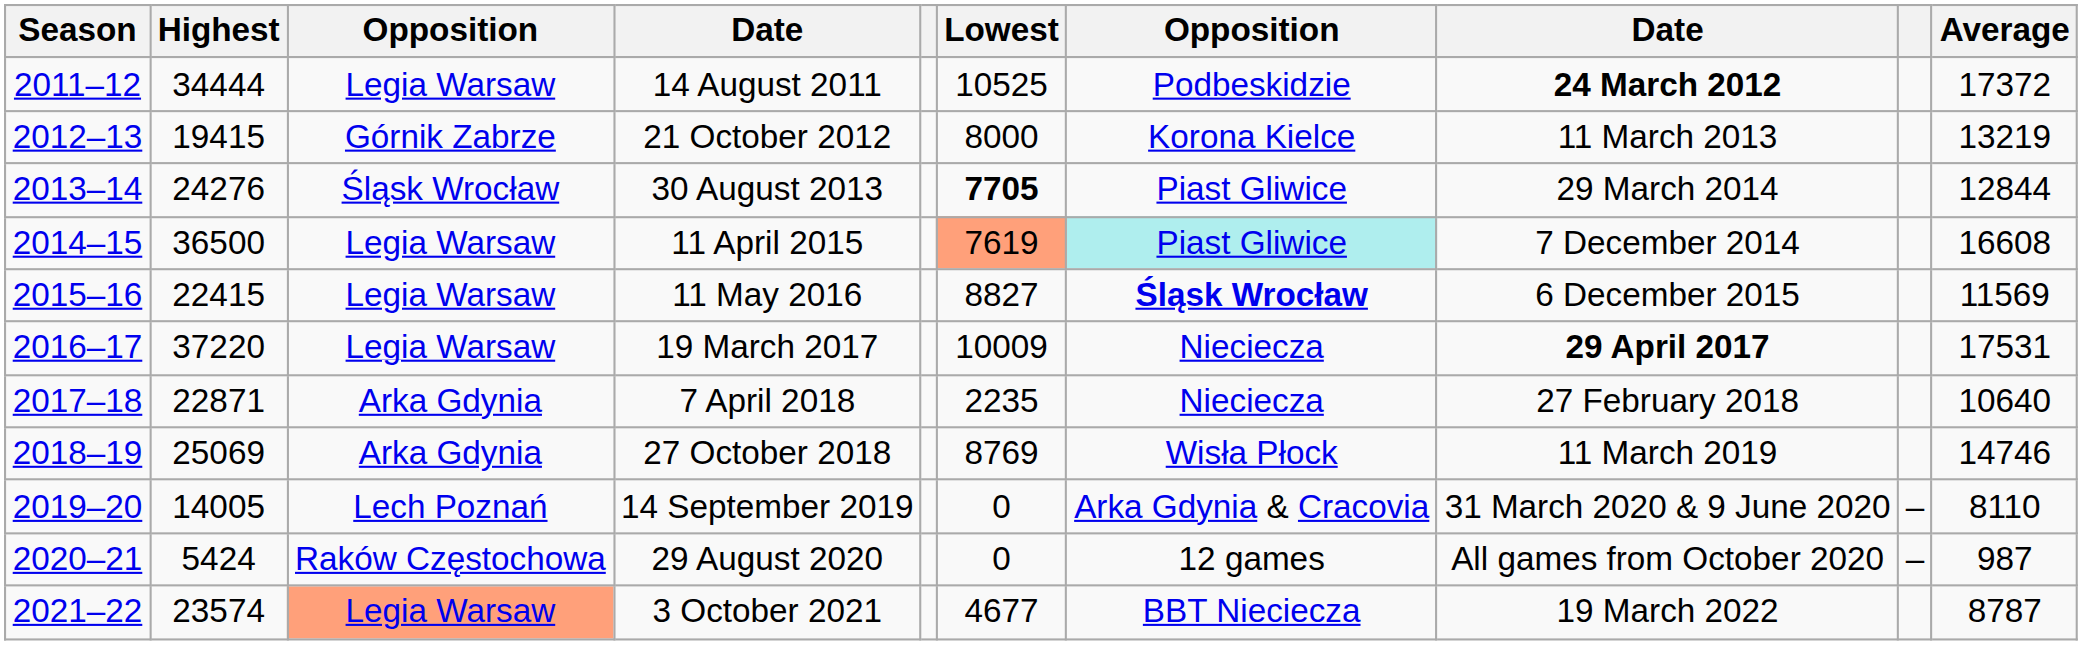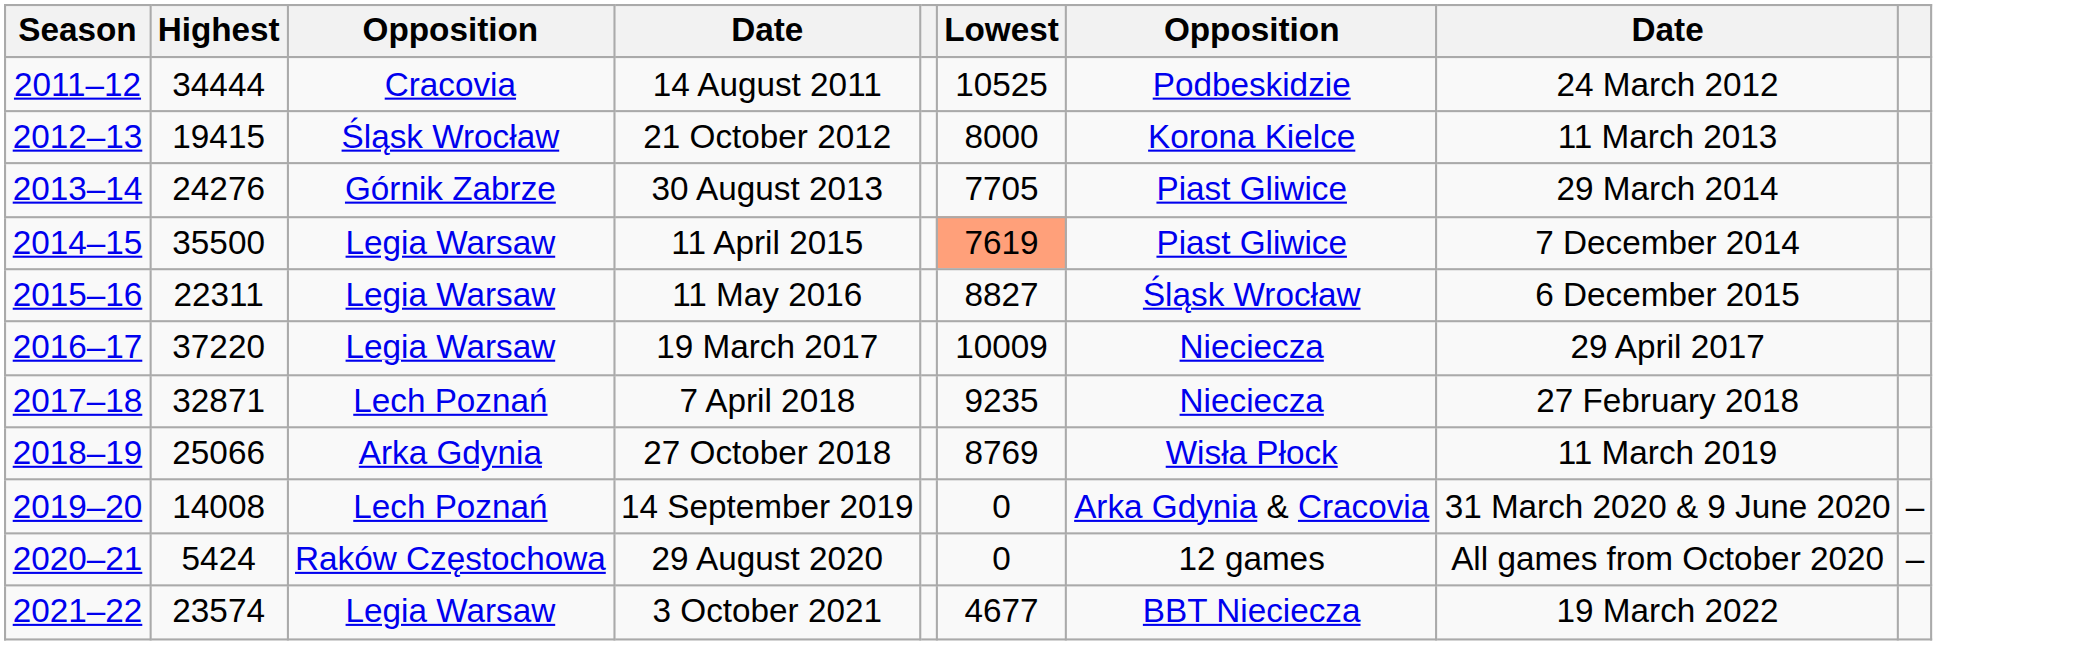- column: (2005, 30)
(450, 83) Legia Warsaw -> (450, 83) Cracovia
(1668, 83) bold -> (1668, 83) normal
(450, 136) Górnik Zabrze -> (450, 136) Śląsk Wrocław
(450, 189) Śląsk Wrocław -> (450, 189) Górnik Zabrze
(1001, 189) bold -> (1001, 189) normal
(219, 242) 36500 -> (219, 242) 35500
(1252, 242) paleturquoise background -> (1252, 242) no background
(219, 294) 22415 -> (219, 294) 22311
(1252, 294) bold -> (1252, 294) normal
(1668, 347) bold -> (1668, 347) normal
(219, 400) 22871 -> (219, 400) 32871
(450, 400) Arka Gdynia -> (450, 400) Lech Poznań
(1001, 400) 2235 -> (1001, 400) 9235
(219, 453) 25069 -> (219, 453) 25066
(219, 505) 14005 -> (219, 505) 14008
(450, 611) lightsalmon background -> (450, 611) no background
